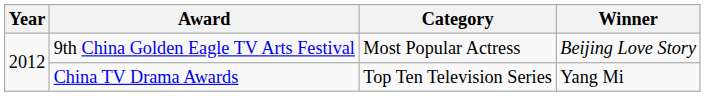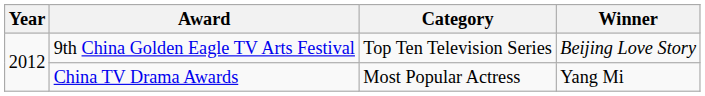(442, 47) Most Popular Actress -> (458, 47) Top Ten Television Series
(458, 76) Top Ten Television Series -> (442, 76) Most Popular Actress
